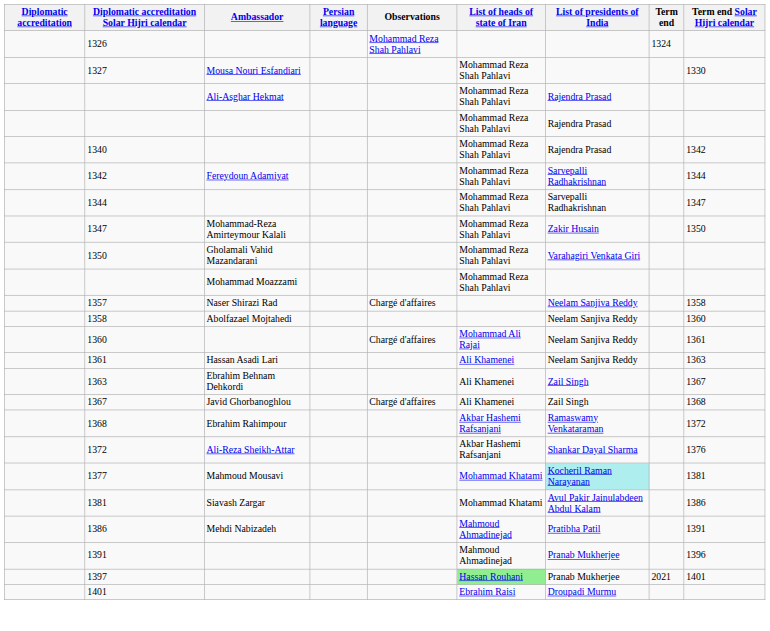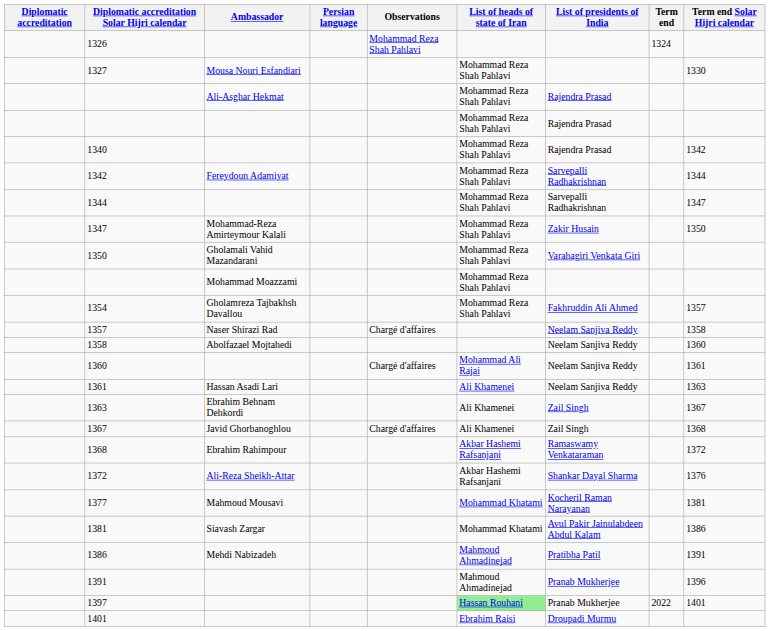+ row: (97, 308)
(580, 476) paleturquoise background -> (580, 502) no background
(661, 576) 2021 -> (661, 603) 2022
